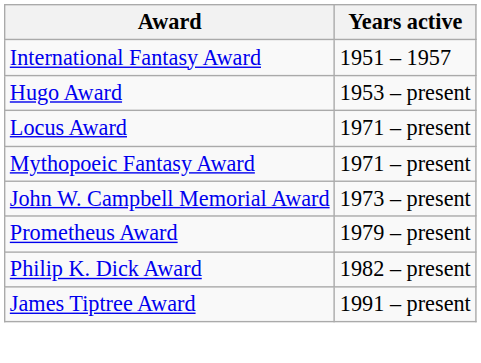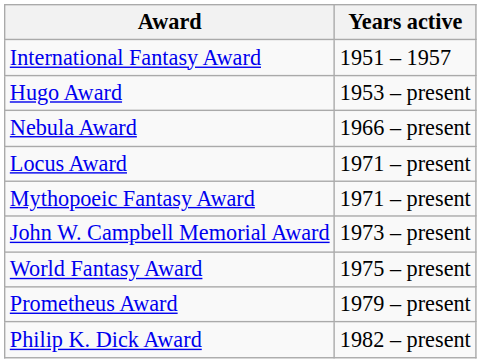+ row: (73, 127)
+ row: (106, 269)
- row: (103, 304)
